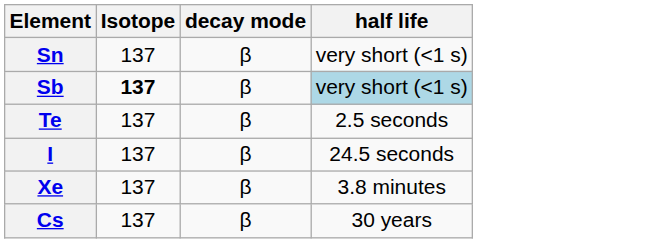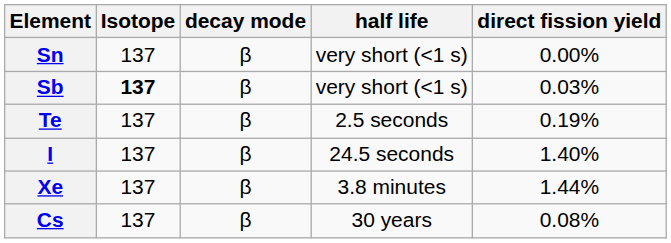+ column: (569, 21)
(392, 87) lightblue background -> (392, 87) no background
